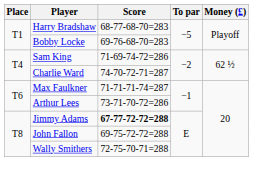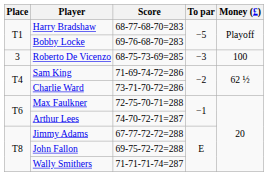+ row: (72, 57)
(134, 73) 74-70-72-71=287 -> (149, 88) 73-71-70-72=286
(134, 88) 71-71-71-74=287 -> (149, 103) 72-75-70-71=288
(134, 103) 73-71-70-72=286 -> (149, 118) 74-70-72-71=287
(134, 118) bold -> (149, 133) normal
(134, 149) 72-75-70-71=288 -> (149, 164) 71-71-71-74=287
